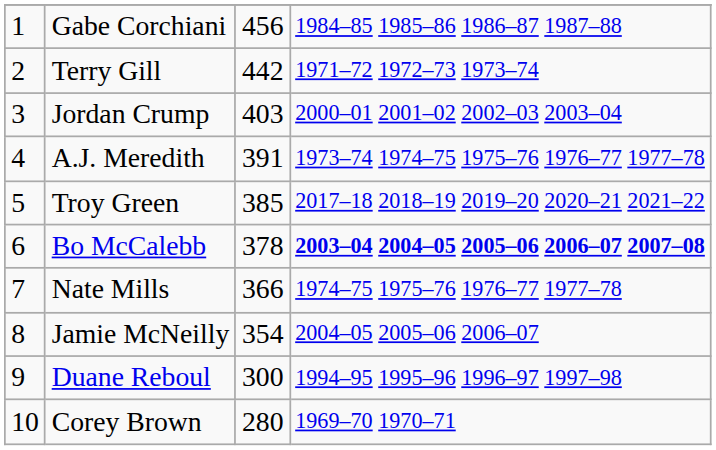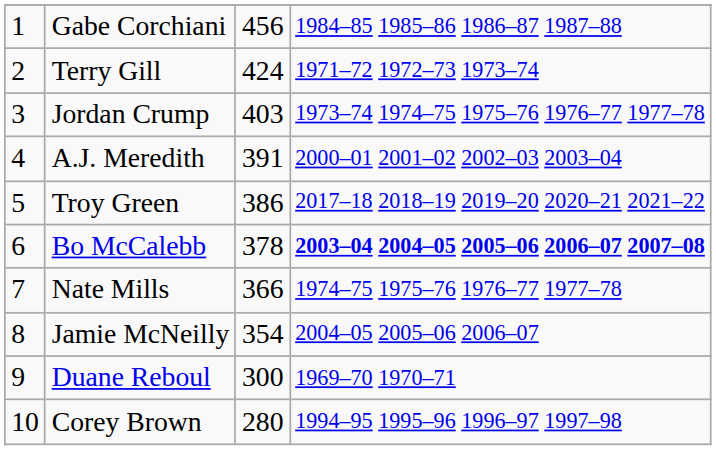(263, 70) 442 -> (263, 70) 424
(458, 114) 2000–01 2001–02 2002–03 2003–04 -> (500, 114) 1973–74 1974–75 1975–76 1976–77 1977–78
(500, 158) 1973–74 1974–75 1975–76 1976–77 1977–78 -> (458, 158) 2000–01 2001–02 2002–03 2003–04
(263, 202) 385 -> (263, 202) 386
(458, 377) 1994–95 1995–96 1996–97 1997–98 -> (375, 377) 1969–70 1970–71
(375, 421) 1969–70 1970–71 -> (458, 421) 1994–95 1995–96 1996–97 1997–98
